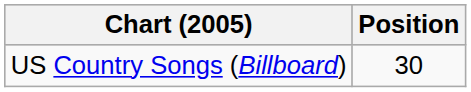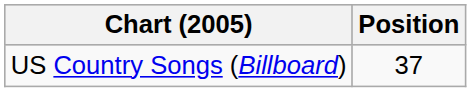(409, 65) 30 -> (409, 65) 37
